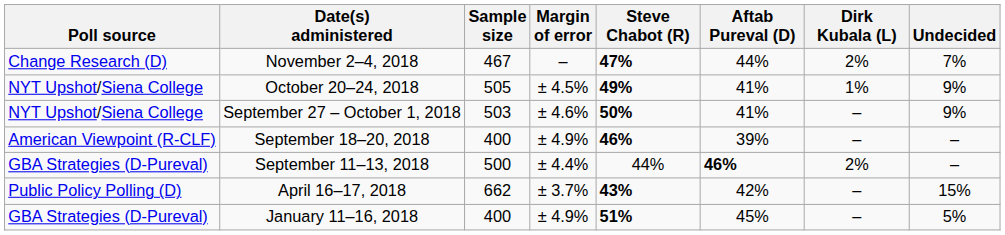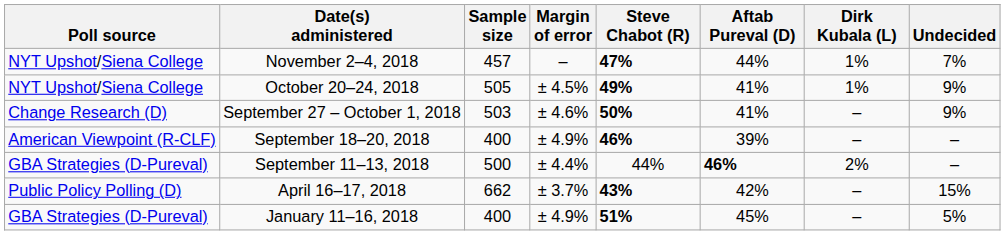(88, 61) Change Research (D) -> (106, 61) NYT Upshot/Siena College
(497, 61) 467 -> (497, 61) 457
(857, 61) 2% -> (857, 61) 1%
(106, 113) NYT Upshot/Siena College -> (88, 113) Change Research (D)
